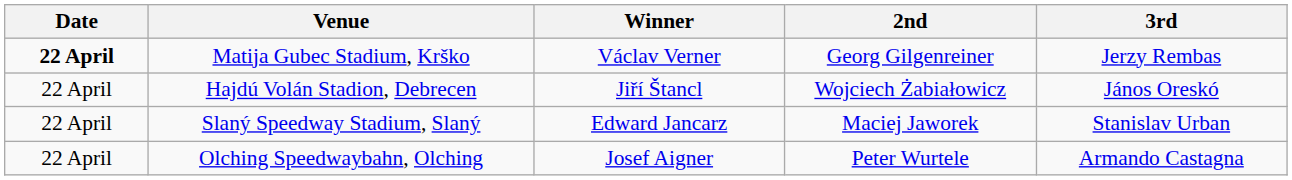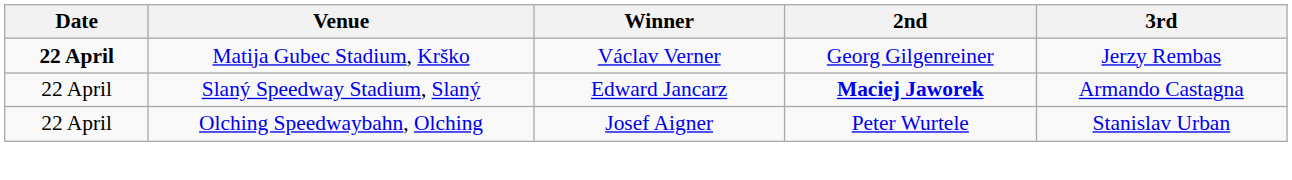- row: (341, 89)
(910, 123) normal -> (910, 89) bold
(1161, 123) Stanislav Urban -> (1161, 89) Armando Castagna
(1161, 157) Armando Castagna -> (1161, 123) Stanislav Urban
